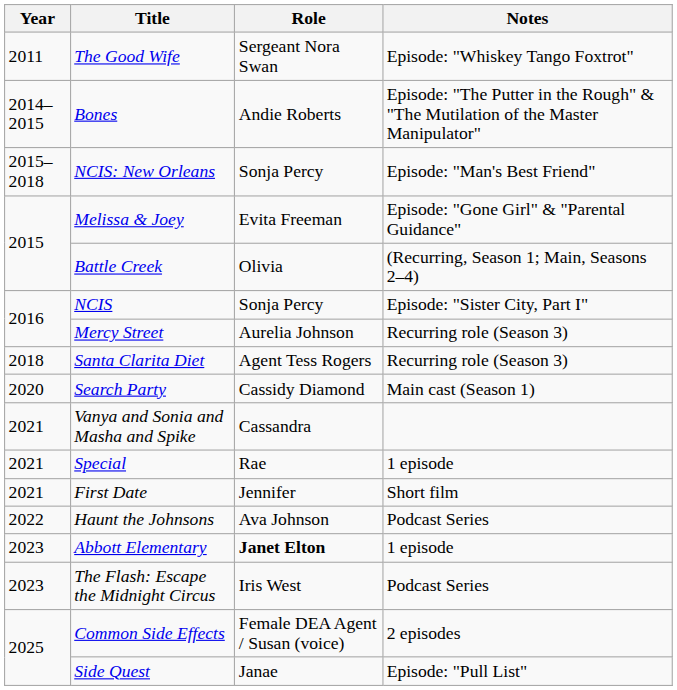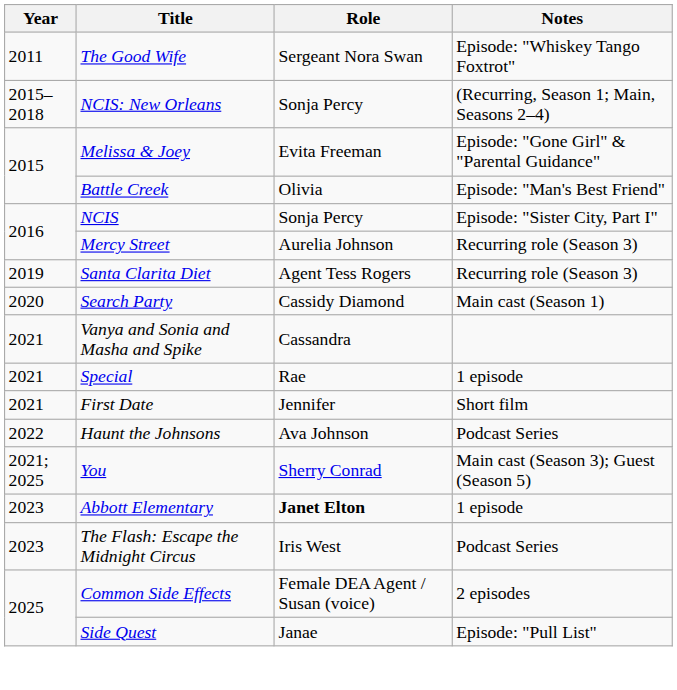- row: (96, 113)
(491, 171) Episode: "Man's Best Friend" -> (556, 103) (Recurring, Season 1; Main, Seasons 2–4)
(517, 266) (Recurring, Season 1; Main, Seasons 2–4) -> (561, 189) Episode: "Man's Best Friend"
(26, 360) 2018 -> (26, 273) 2019
+ row: (93, 470)
